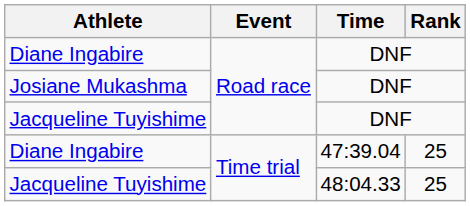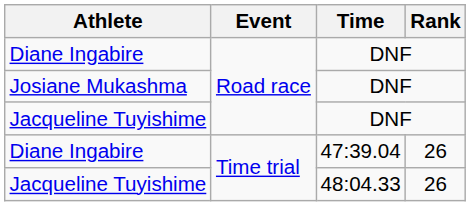(436, 152) 25 -> (436, 152) 26
(436, 184) 25 -> (436, 184) 26
